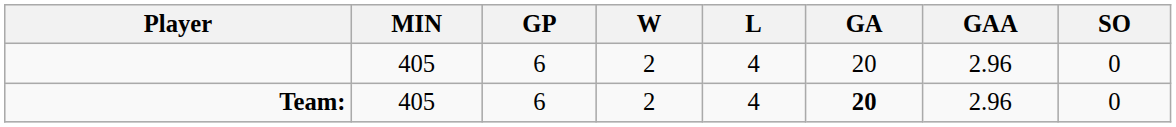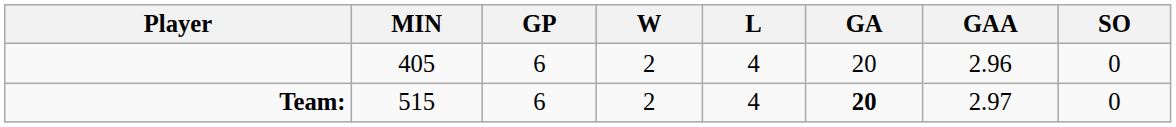(417, 102) 405 -> (417, 102) 515
(990, 102) 2.96 -> (990, 102) 2.97
